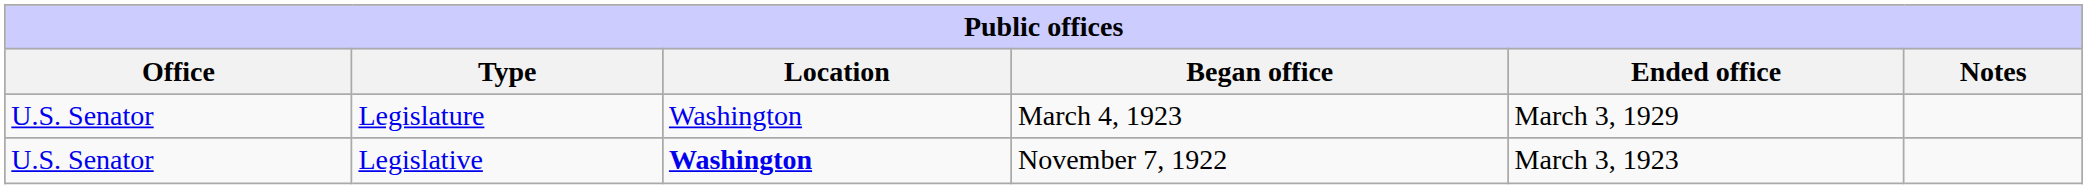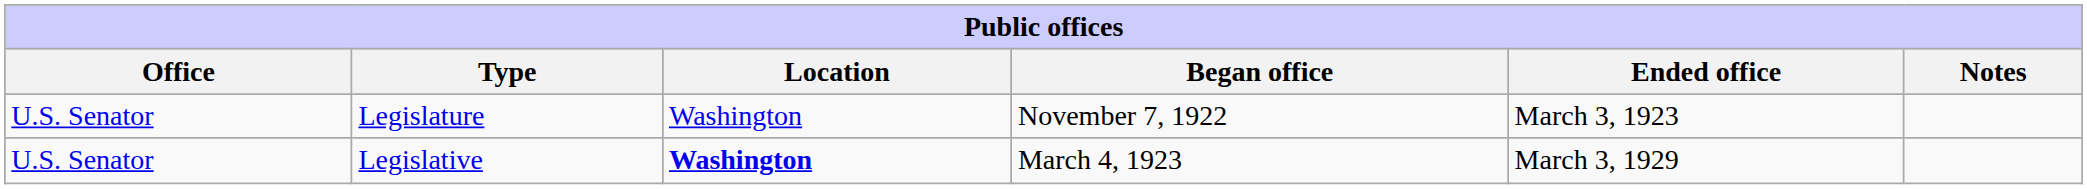(1100, 115) March 4, 1923 -> (1123, 115) November 7, 1922
(1597, 115) March 3, 1929 -> (1597, 115) March 3, 1923
(1123, 159) November 7, 1922 -> (1100, 159) March 4, 1923
(1597, 159) March 3, 1923 -> (1597, 159) March 3, 1929
